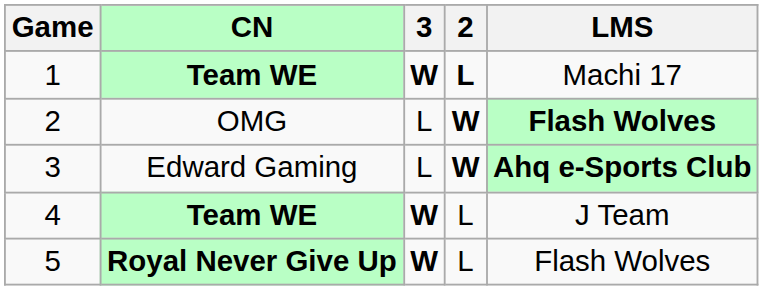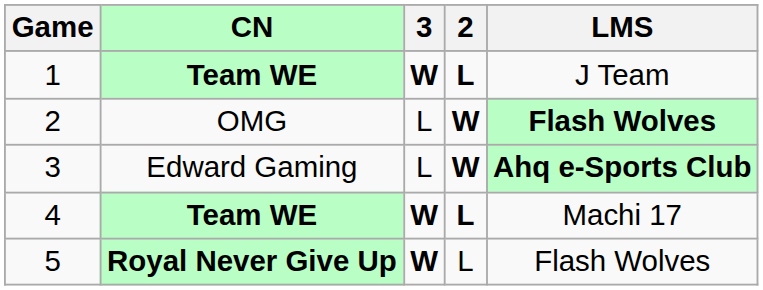(622, 74) Machi 17 -> (622, 74) J Team
(466, 214) normal -> (466, 214) bold
(622, 214) J Team -> (622, 214) Machi 17
